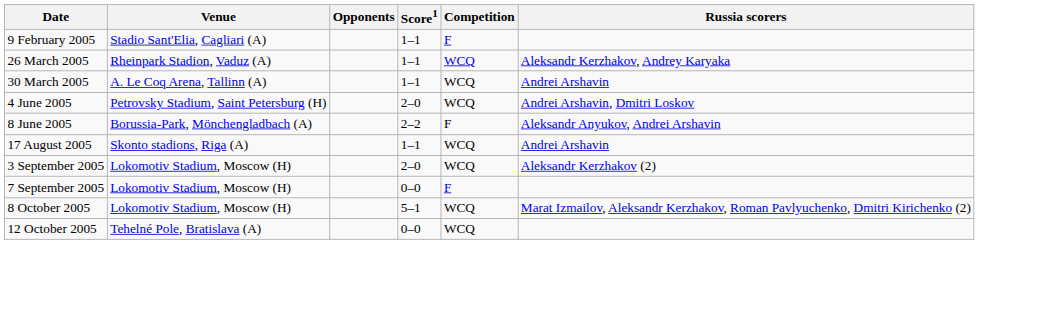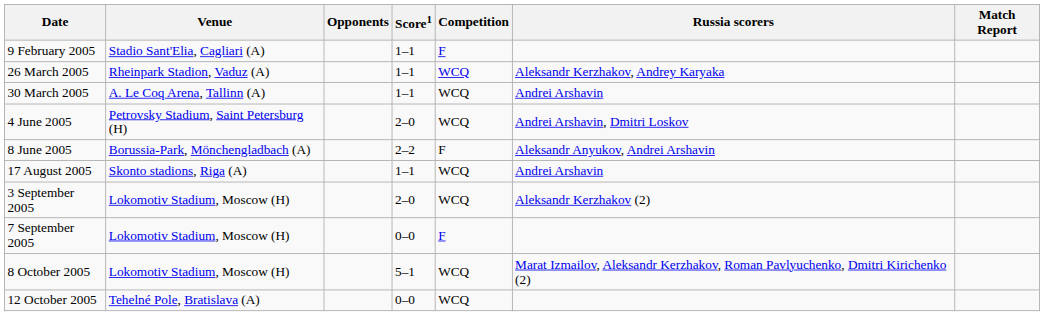+ column: (997, 22)
